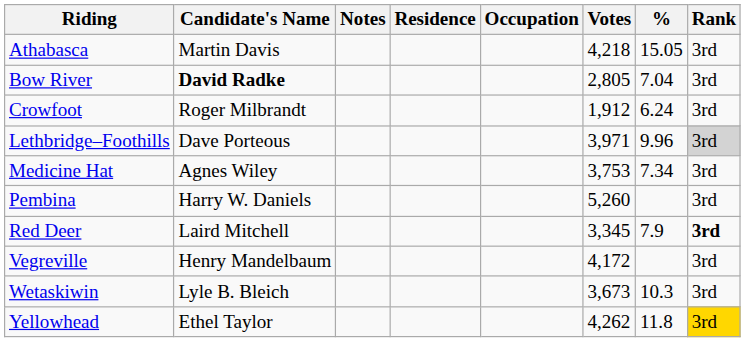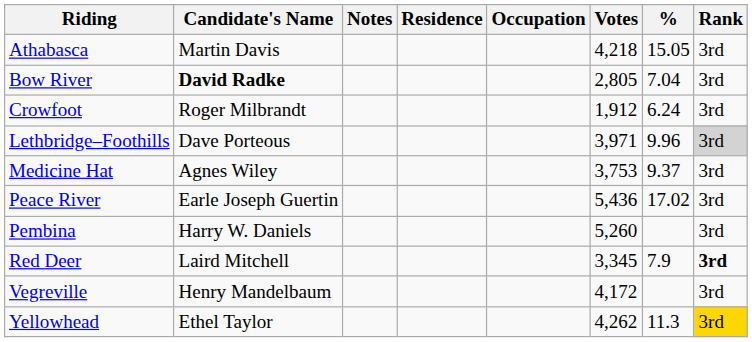(657, 170) 7.34 -> (664, 170) 9.37
+ row: (55, 200)
- row: (54, 291)
(656, 321) 11.8 -> (663, 321) 11.3
